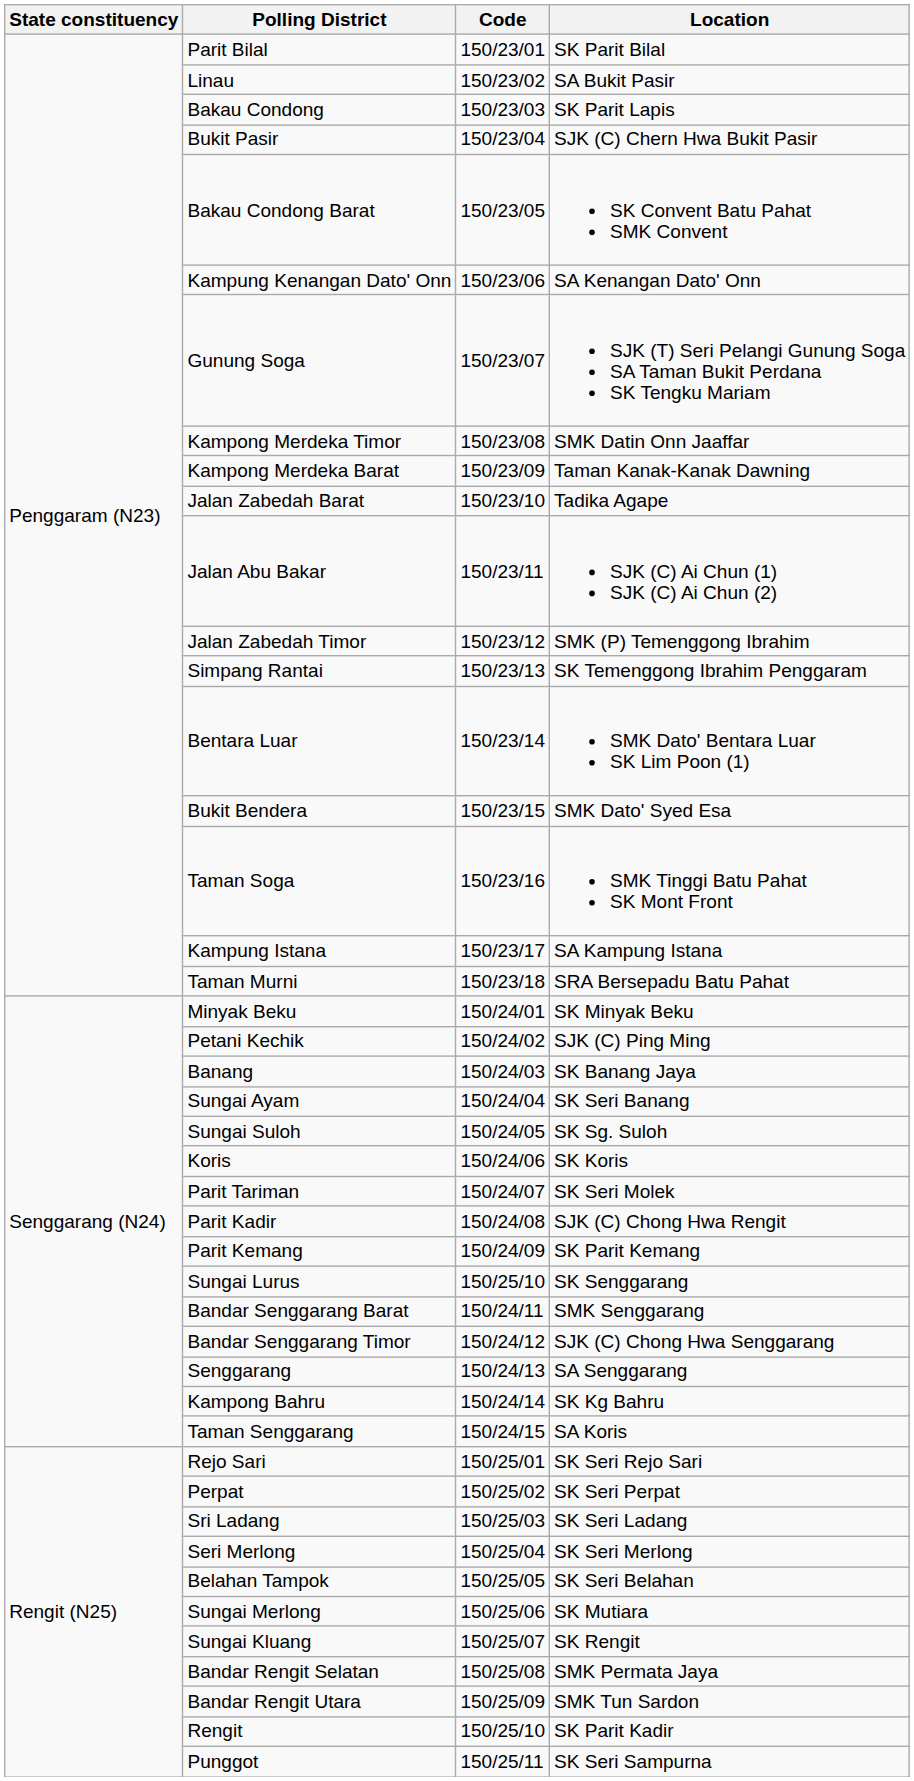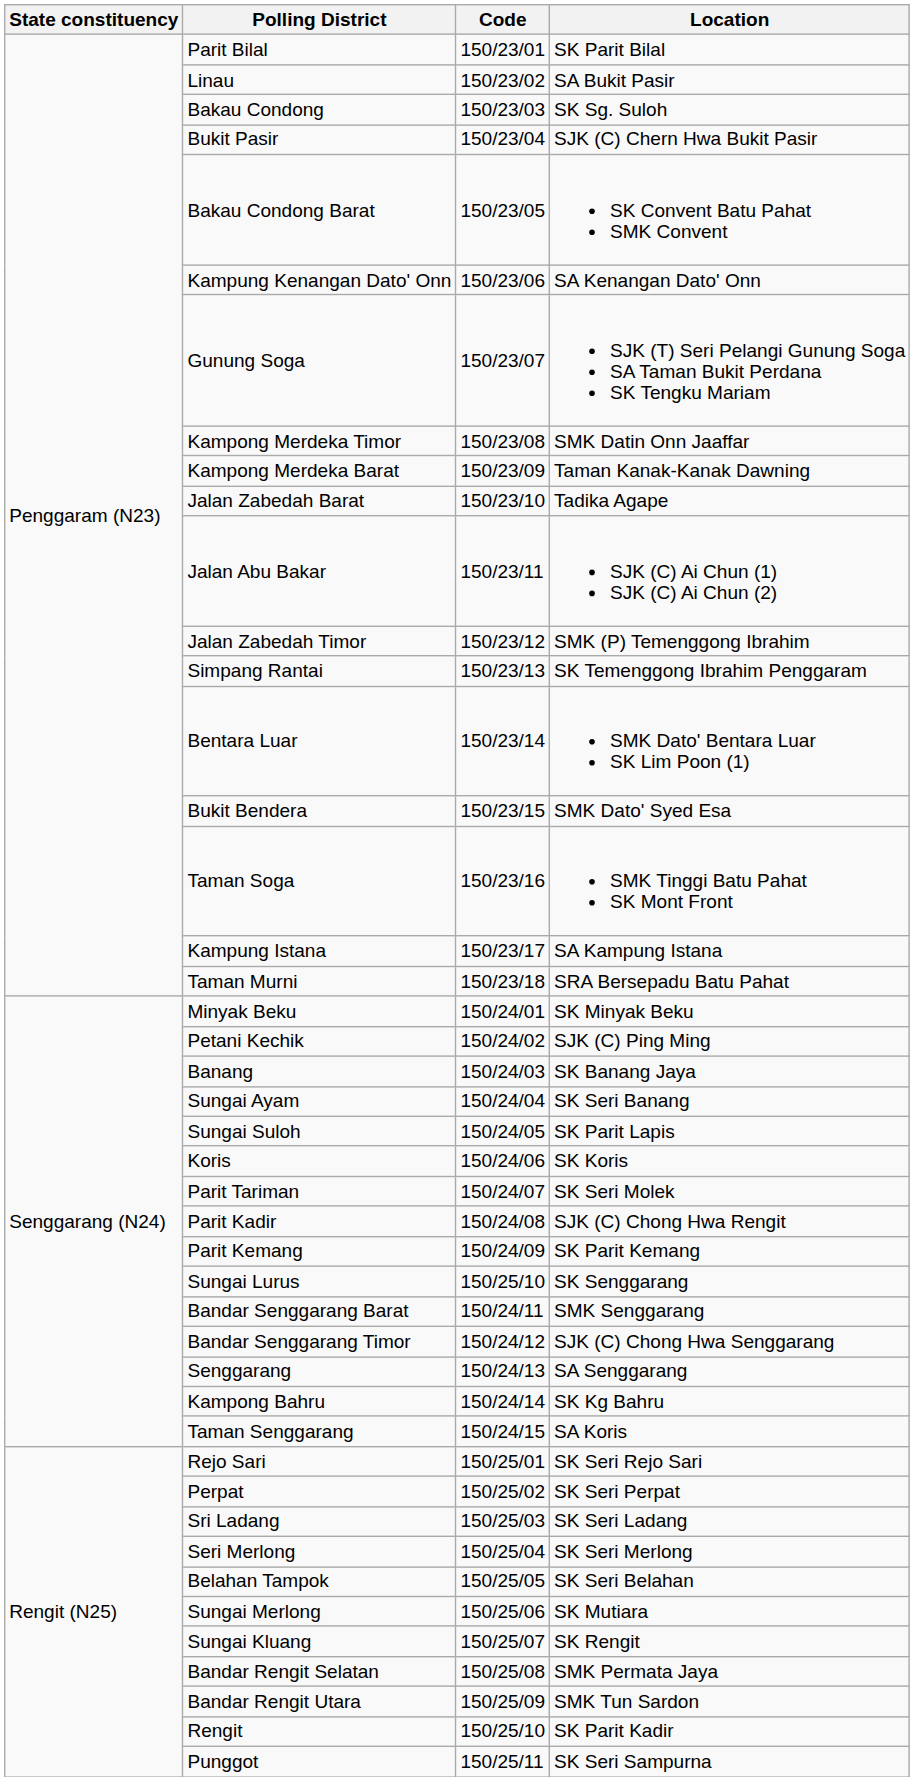(614, 109) SK Parit Lapis -> (611, 109) SK Sg. Suloh
(611, 1131) SK Sg. Suloh -> (614, 1131) SK Parit Lapis
